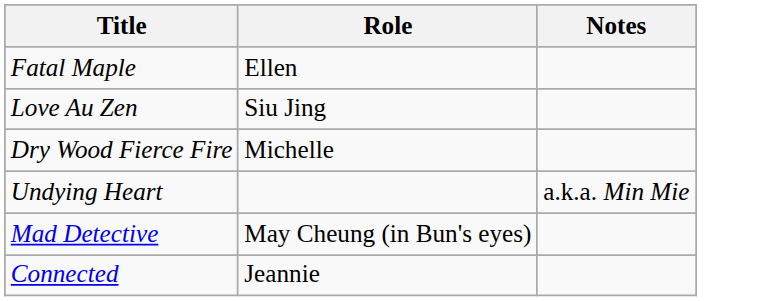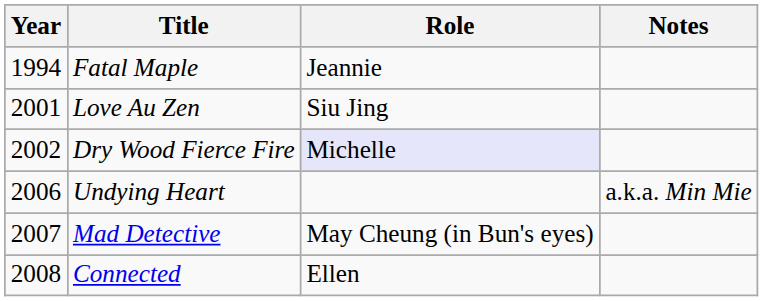+ column: (36, 25)
(271, 67) Ellen -> (344, 67) Jeannie
(289, 150) no background -> (351, 150) lavender background
(282, 275) Jeannie -> (333, 275) Ellen
